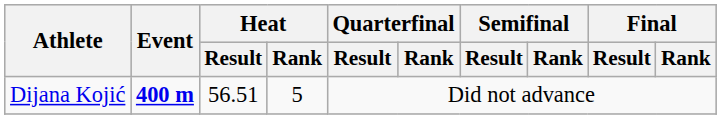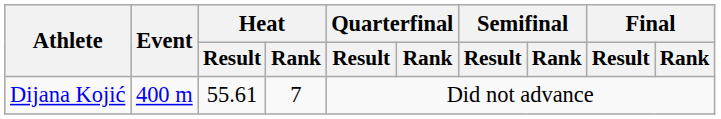(165, 95) bold -> (164, 95) normal
(233, 95) 56.51 -> (232, 95) 55.61
(297, 95) 5 -> (296, 95) 7
